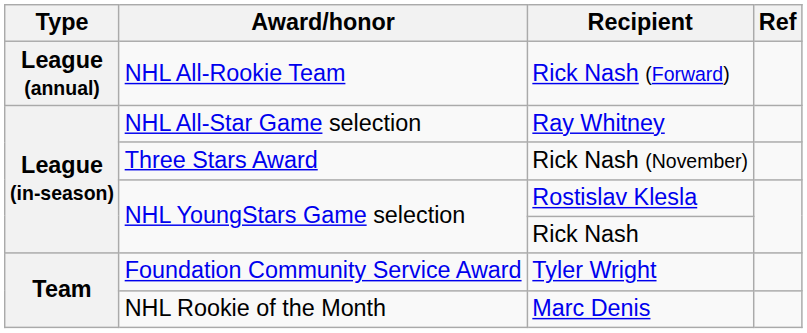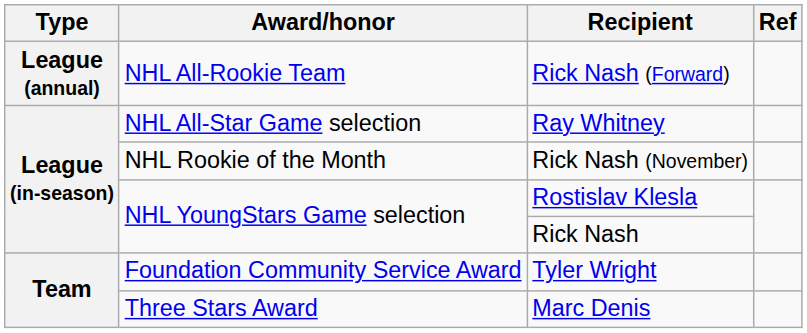(221, 160) Three Stars Award -> (255, 160) NHL Rookie of the Month
(255, 308) NHL Rookie of the Month -> (221, 308) Three Stars Award
